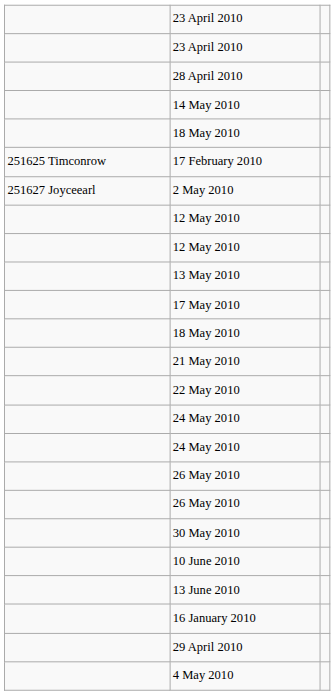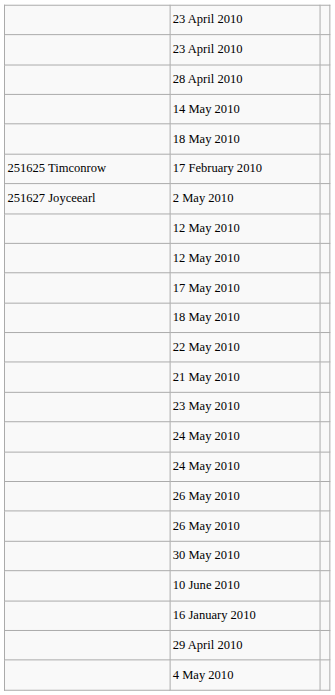- row: (87, 276)
rows swapped: (87, 362) <-> (87, 390)
+ row: (87, 407)
- row: (87, 590)
